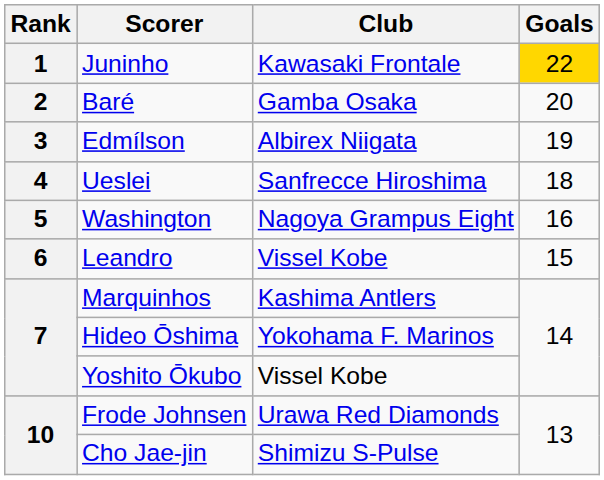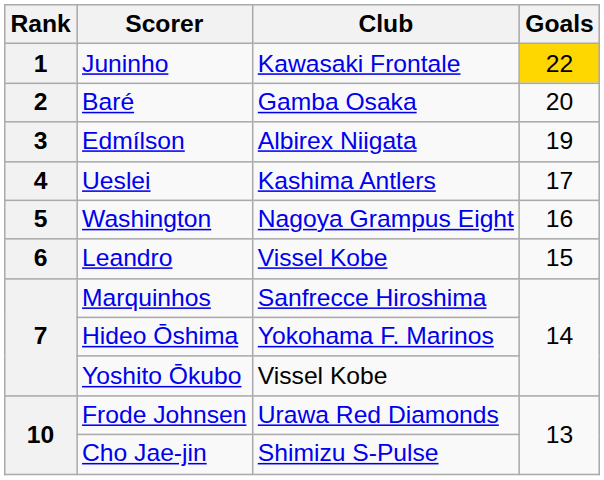(372, 180) Sanfrecce Hiroshima -> (347, 180) Kashima Antlers
(559, 180) 18 -> (559, 180) 17
(347, 297) Kashima Antlers -> (372, 297) Sanfrecce Hiroshima
